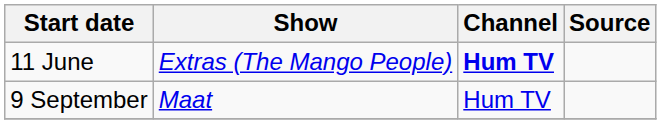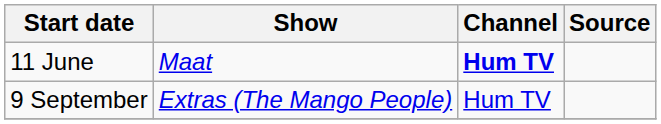(306, 61) Extras (The Mango People) -> (185, 61) Maat
(185, 99) Maat -> (306, 99) Extras (The Mango People)
